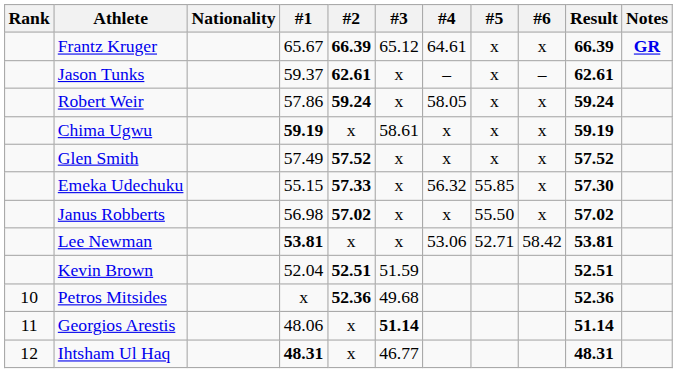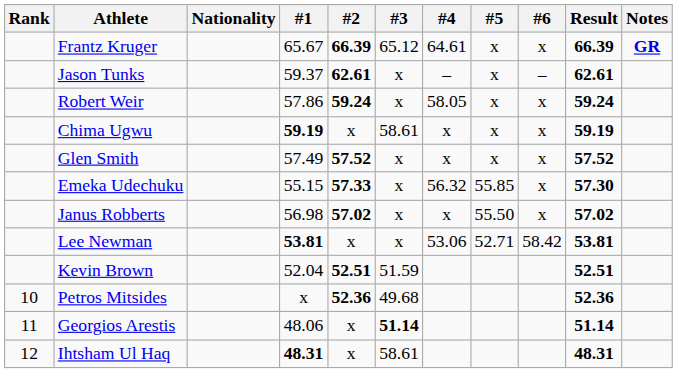(399, 353) 46.77 -> (399, 353) 58.61
